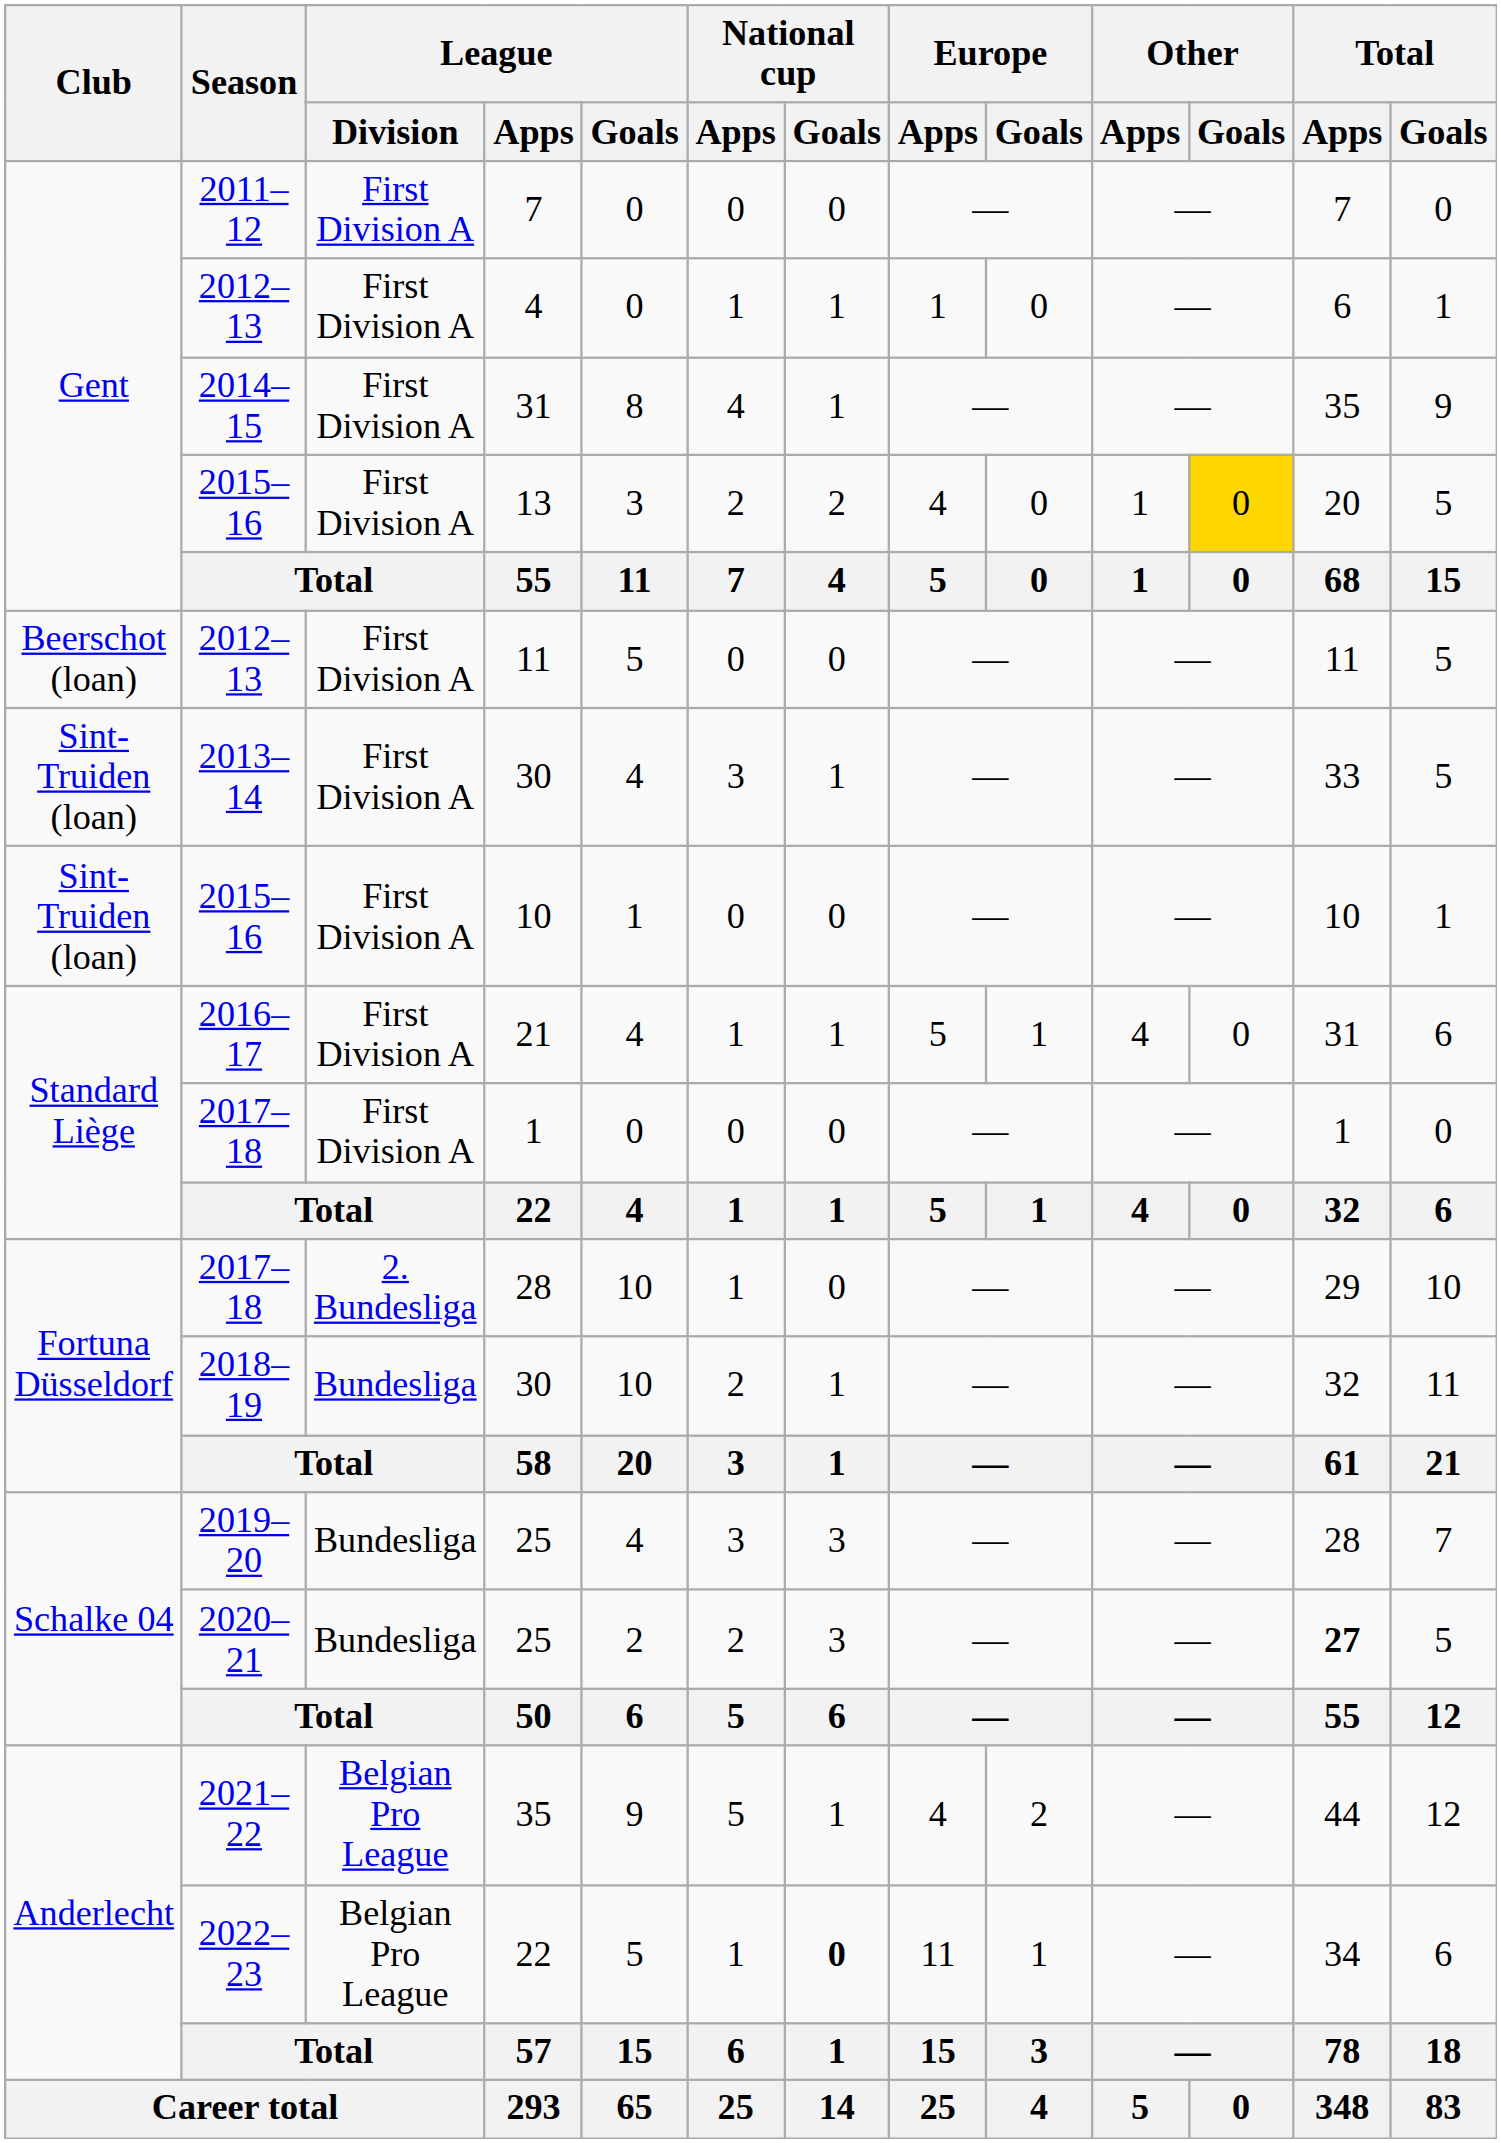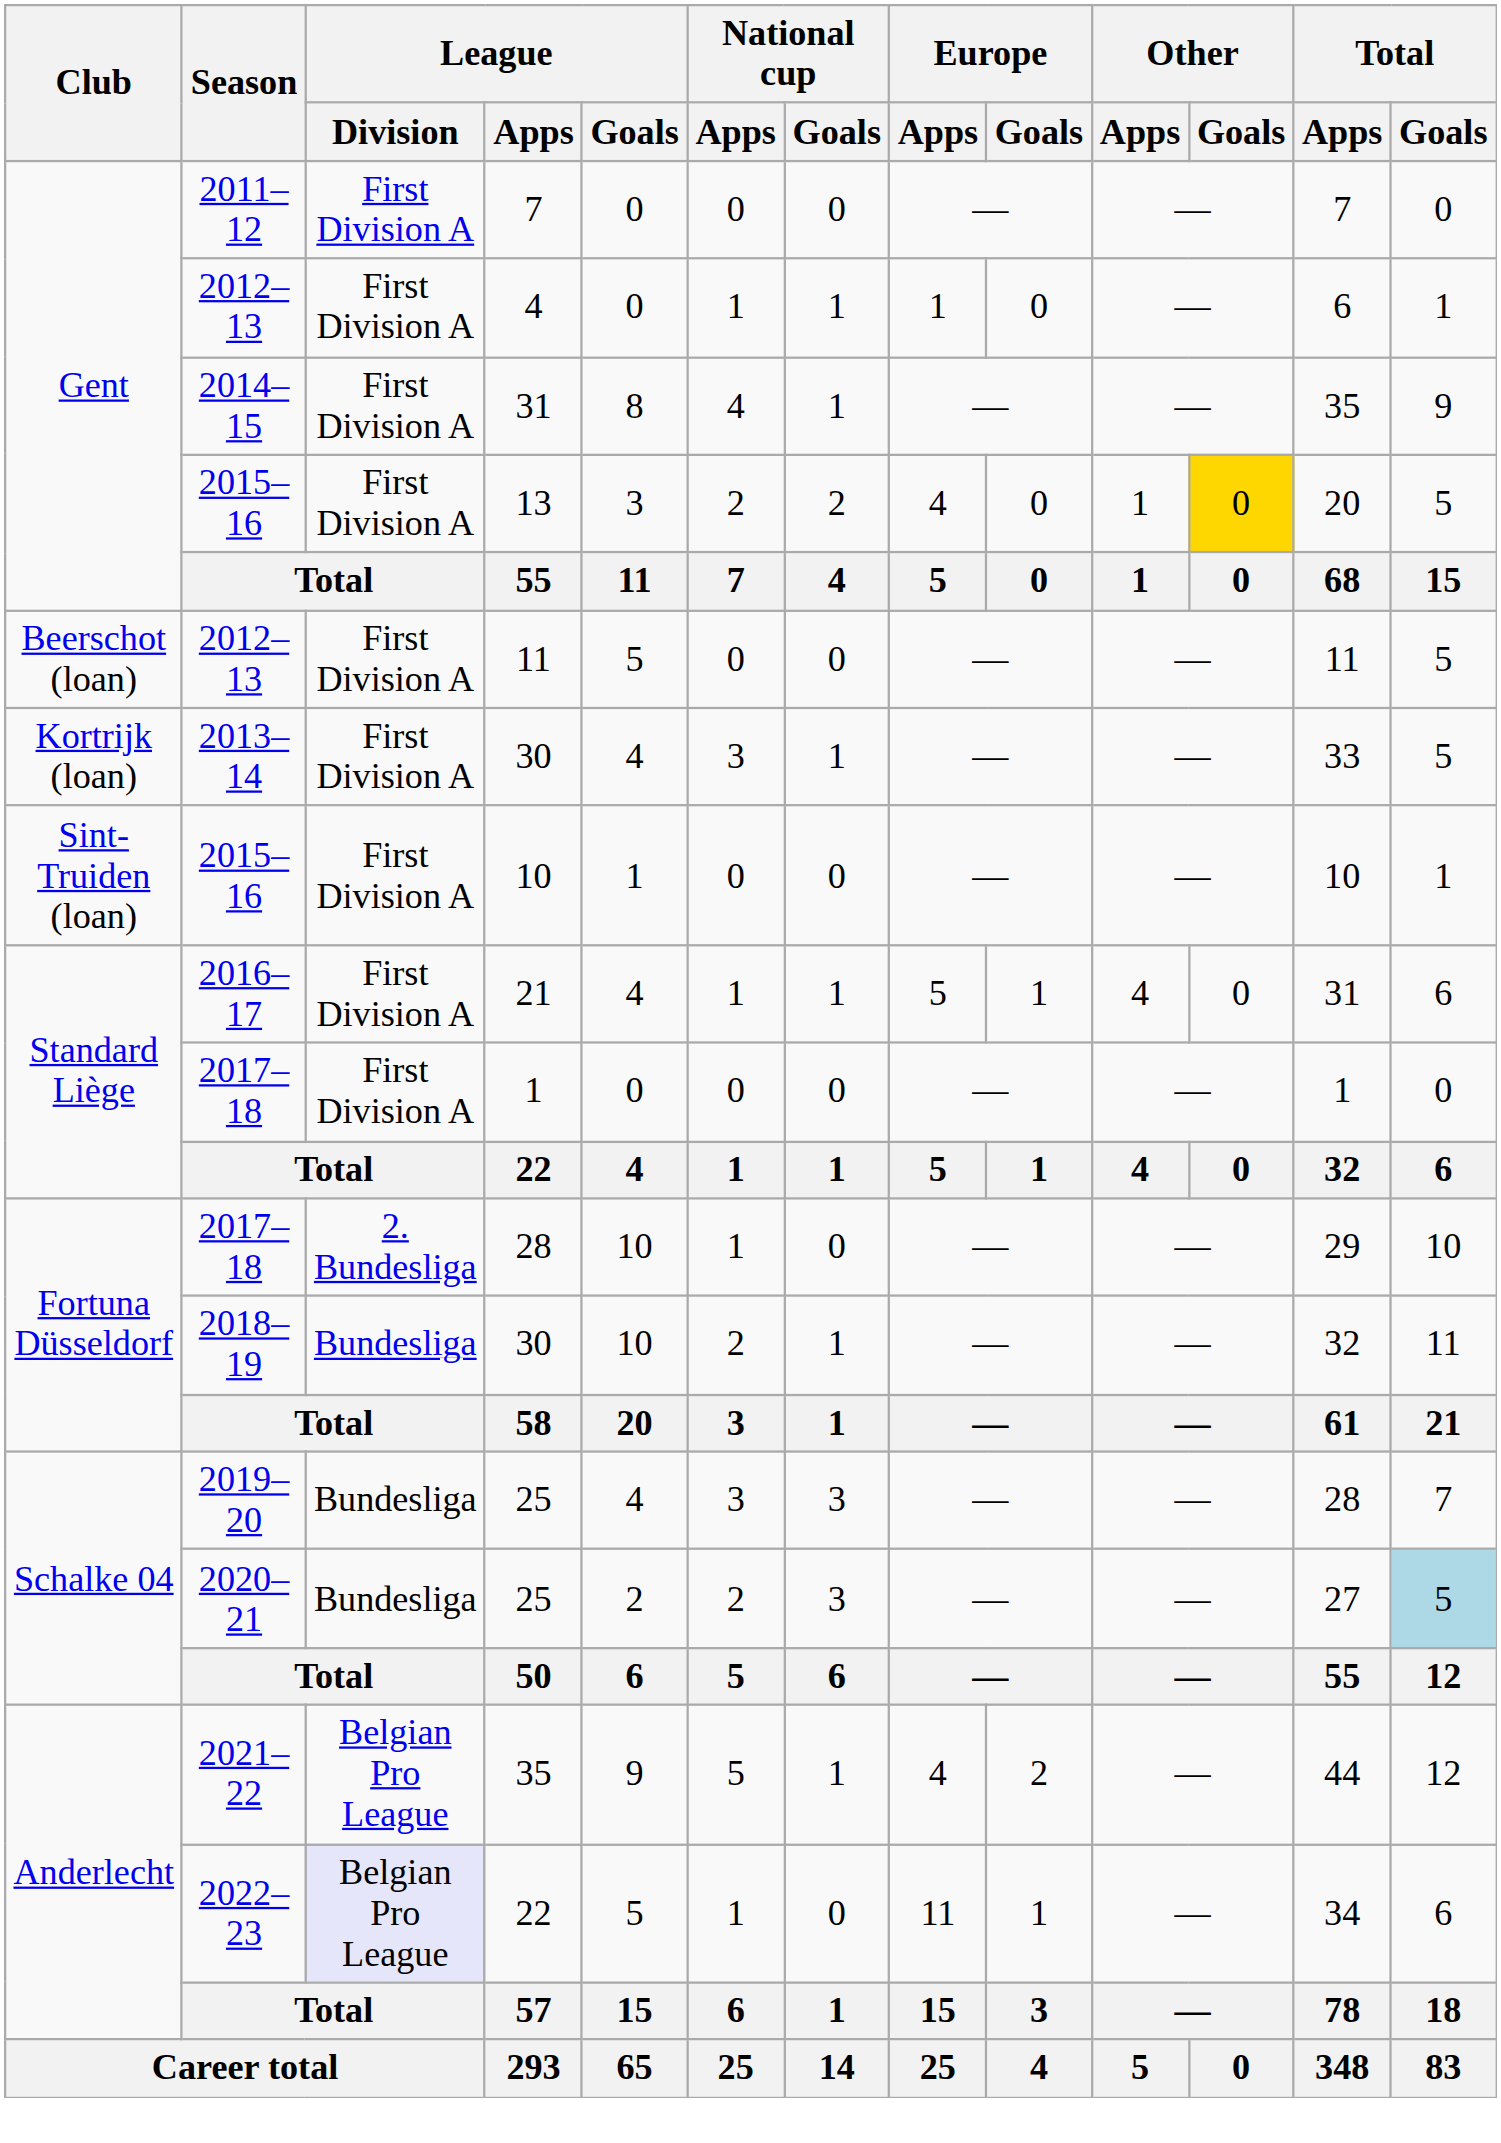(94, 776) Sint-Truiden (loan) -> (94, 756) Kortrijk (loan)
(1342, 1638) bold -> (1342, 1597) normal
(1443, 1638) no background -> (1443, 1597) lightblue background
(395, 1953) no background -> (395, 1912) lavender background
(837, 1953) bold -> (837, 1912) normal
